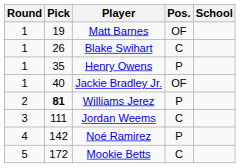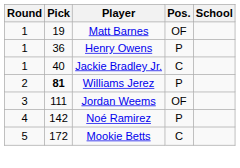- row: (119, 48)
(59, 66) 35 -> (59, 48) 36
(179, 84) OF -> (179, 66) C
(179, 119) C -> (179, 101) OF
